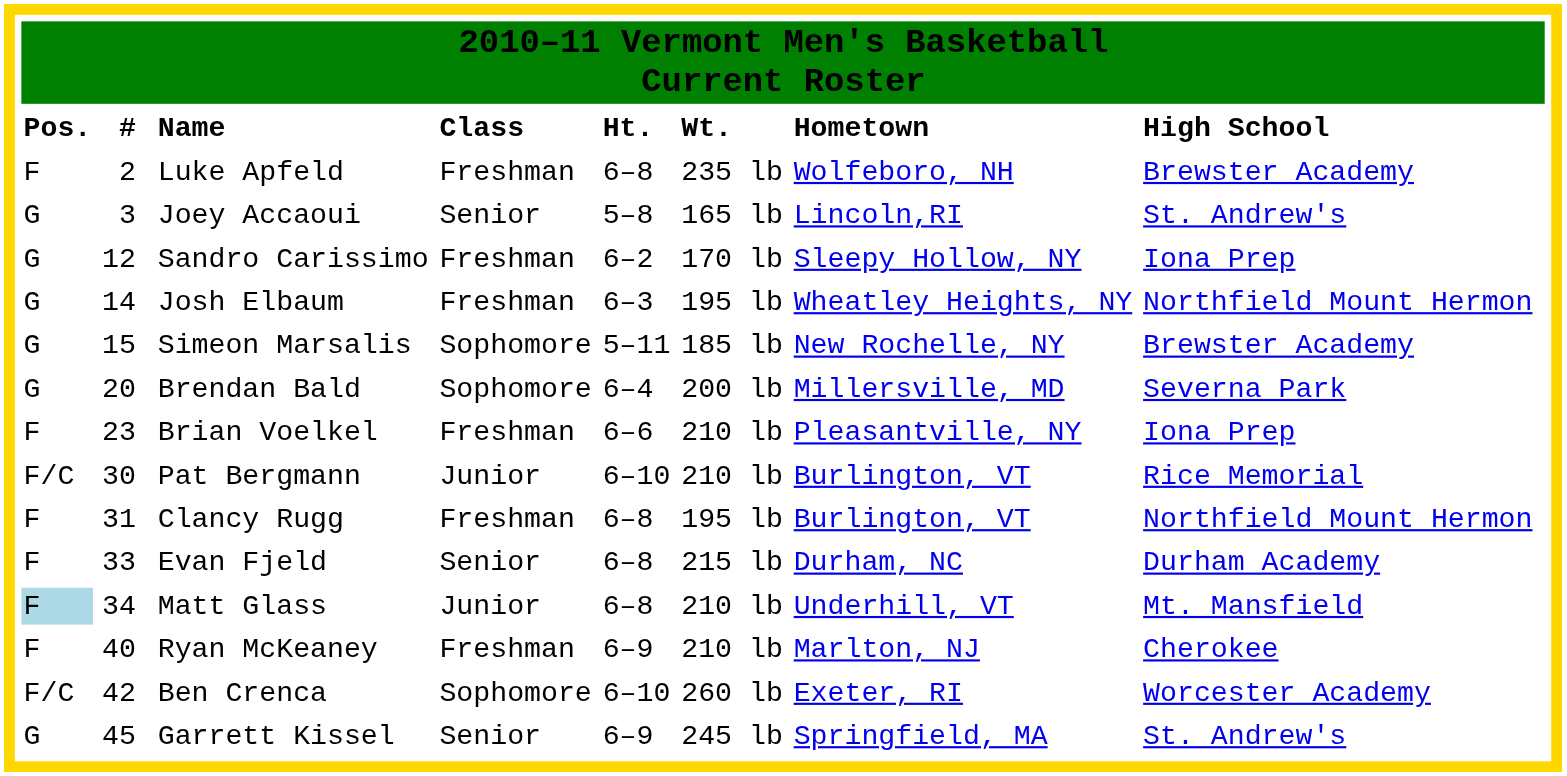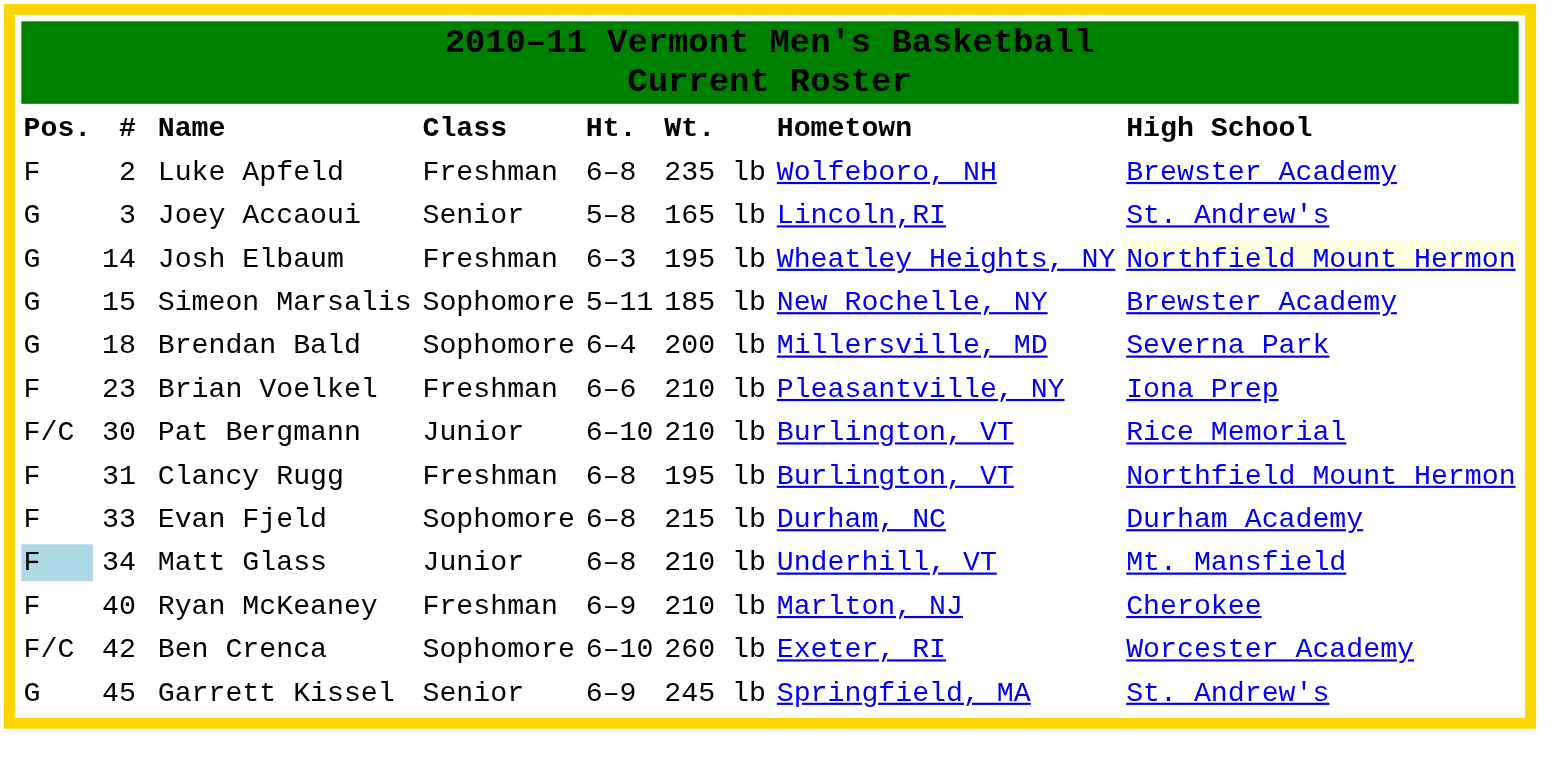- row: (293, 259)
(1338, 302) no background -> (1321, 259) lightyellow background
(119, 389) 20 -> (119, 346) 18
(490, 563) Senior -> (499, 519) Sophomore
